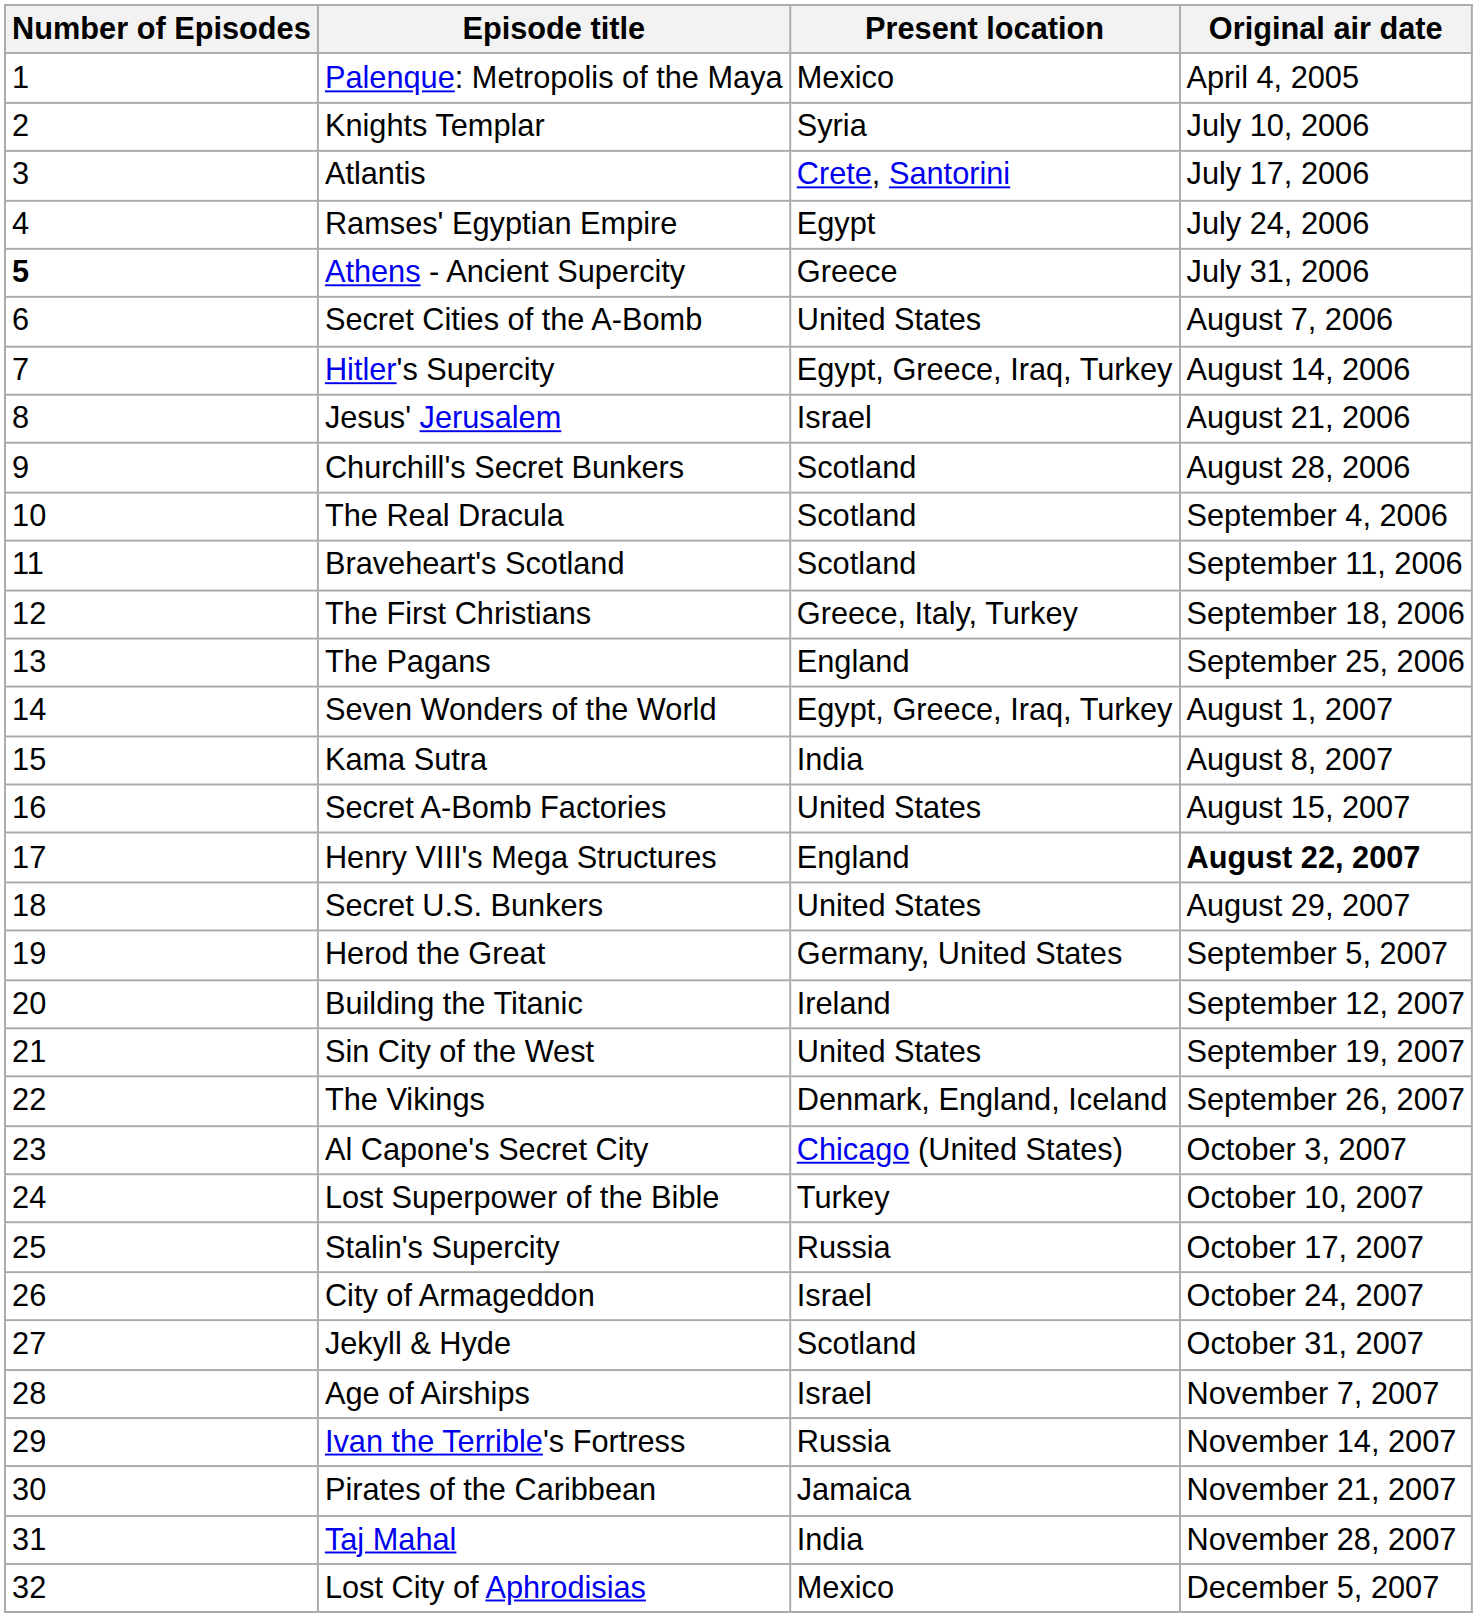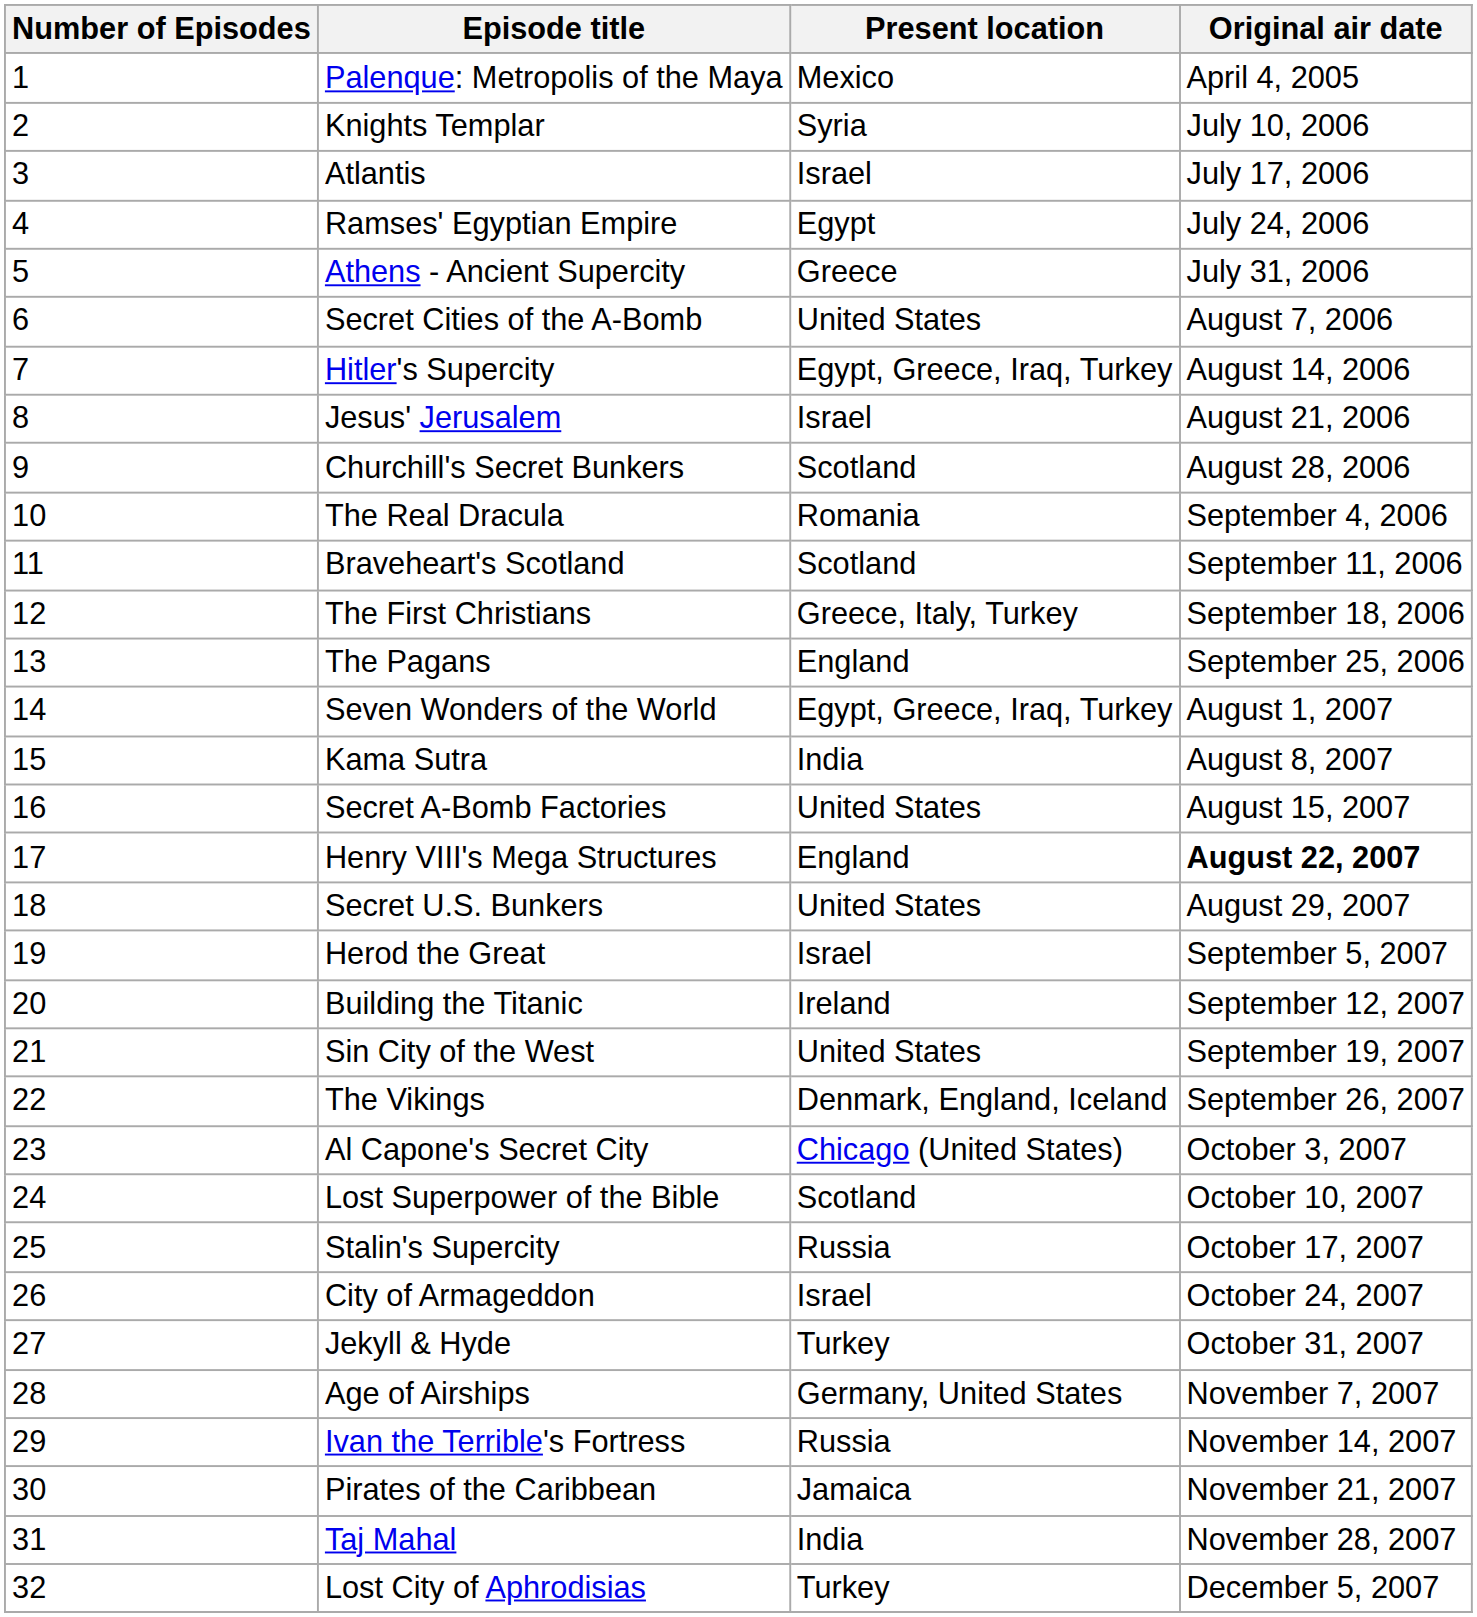(903, 175) Crete, Santorini -> (834, 175) Israel
(21, 272) bold -> (21, 272) normal
(857, 516) Scotland -> (858, 516) Romania
(960, 954) Germany, United States -> (834, 954) Israel
(843, 1198) Turkey -> (857, 1198) Scotland
(857, 1344) Scotland -> (843, 1344) Turkey
(834, 1393) Israel -> (960, 1393) Germany, United States
(845, 1587) Mexico -> (843, 1587) Turkey
